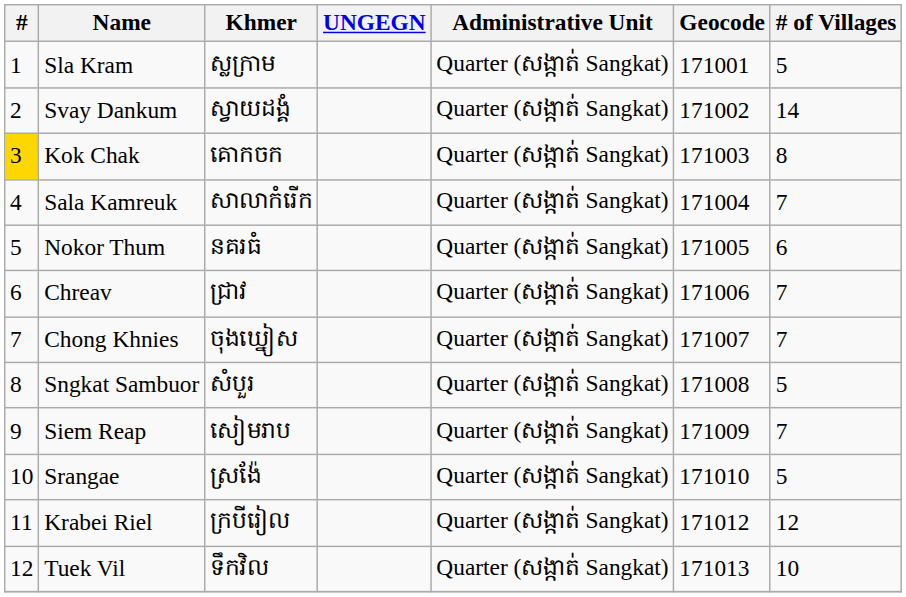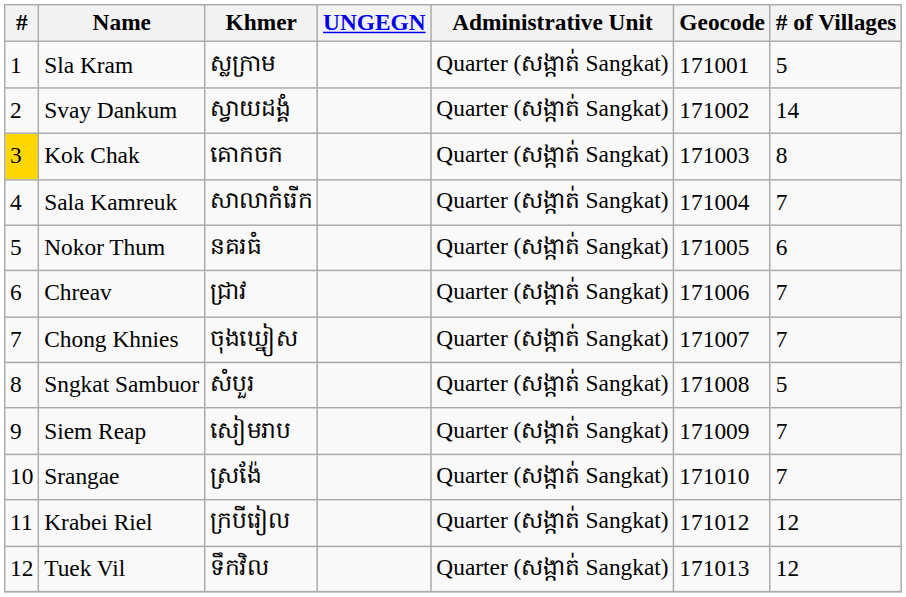(782, 476) 5 -> (782, 476) 7
(787, 568) 10 -> (787, 568) 12
